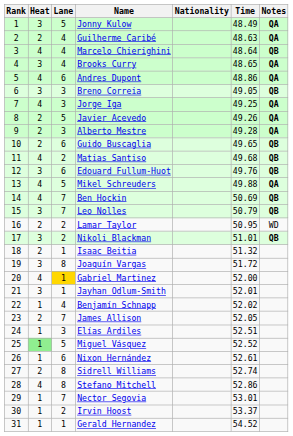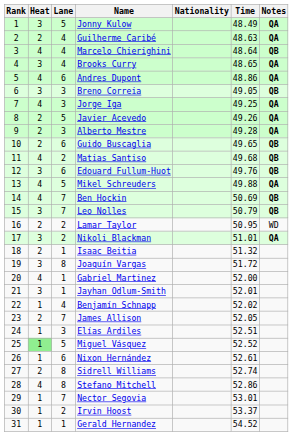(274, 238) QB -> (274, 238) QA
(63, 278) gold background -> (63, 278) no background
